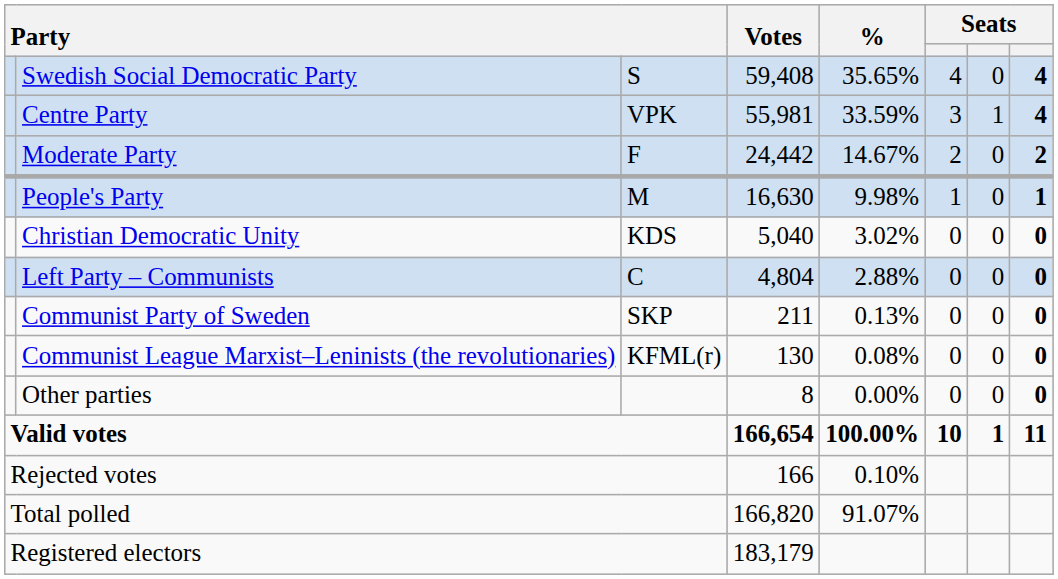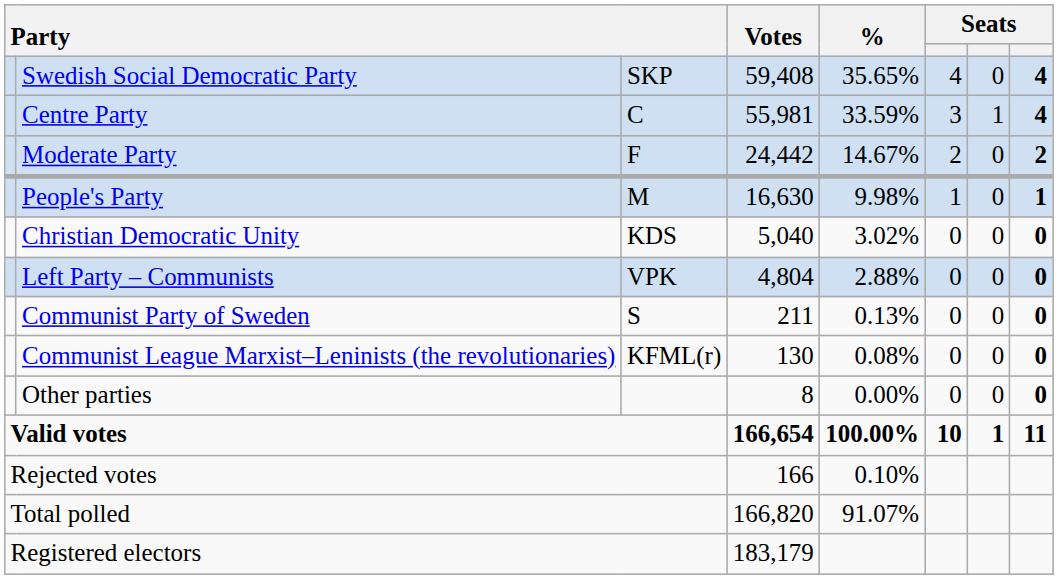(634, 75) S -> (650, 75) SKP
(652, 114) VPK -> (635, 114) C
(635, 276) C -> (652, 276) VPK
(650, 316) SKP -> (634, 316) S
